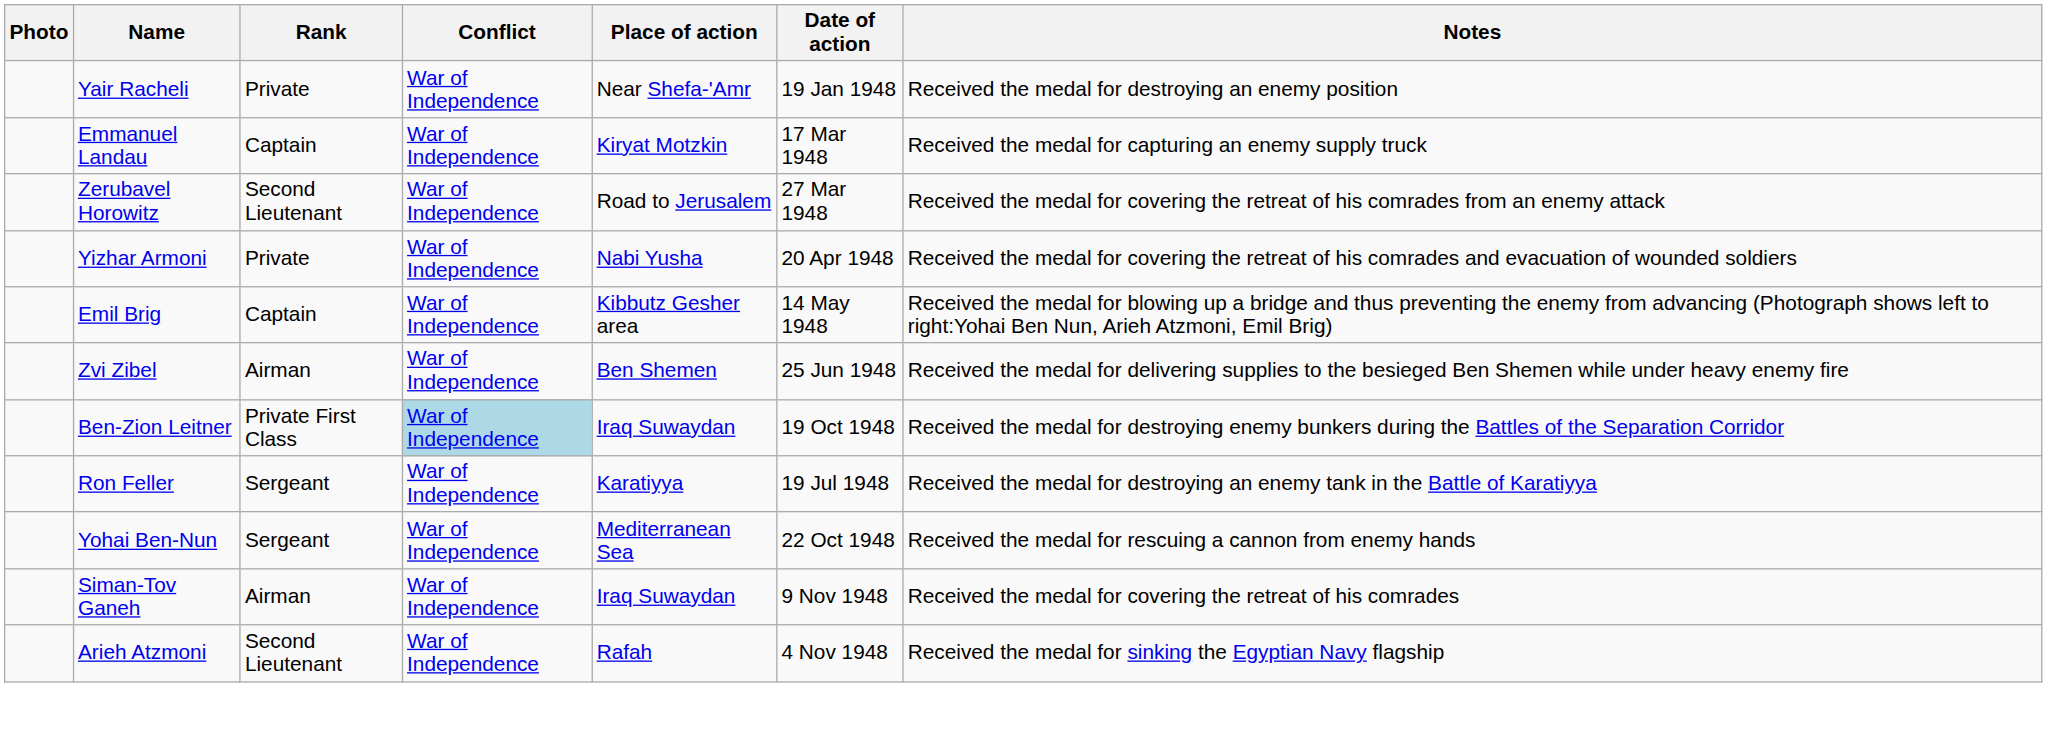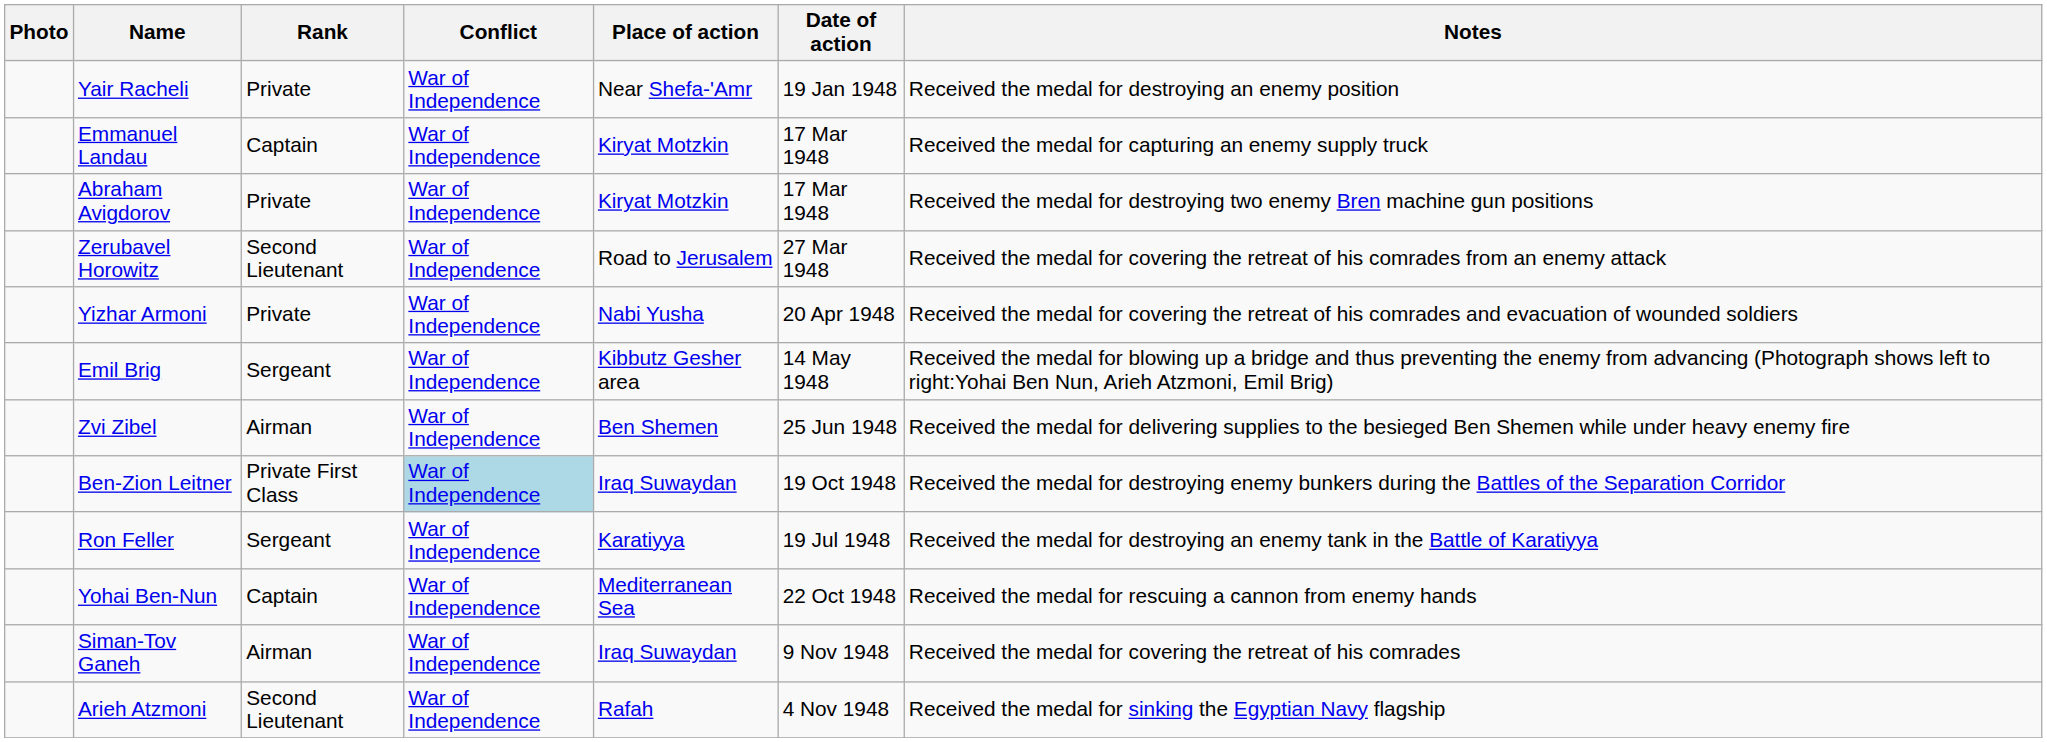+ row: (124, 201)
(281, 314) Captain -> (288, 371) Sergeant
(287, 540) Sergeant -> (282, 596) Captain
